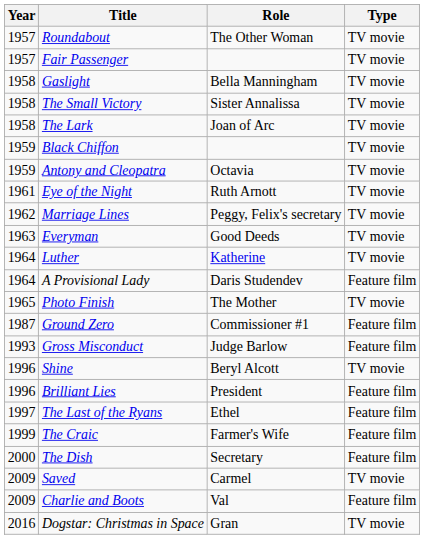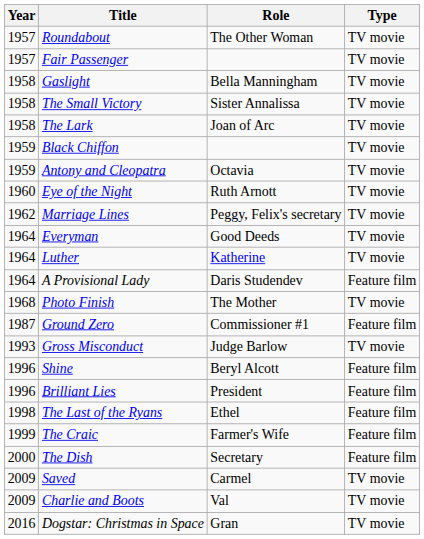(22, 192) 1961 -> (22, 192) 1960
(22, 236) 1963 -> (22, 236) 1964
(22, 302) 1965 -> (22, 302) 1968
(382, 346) Feature film -> (376, 346) TV movie
(376, 368) TV movie -> (382, 368) Feature film
(22, 412) 1997 -> (22, 412) 1998
(382, 501) Feature film -> (376, 501) TV movie
